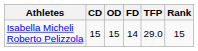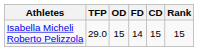columns swapped: (95, 12) <-> (153, 12)
